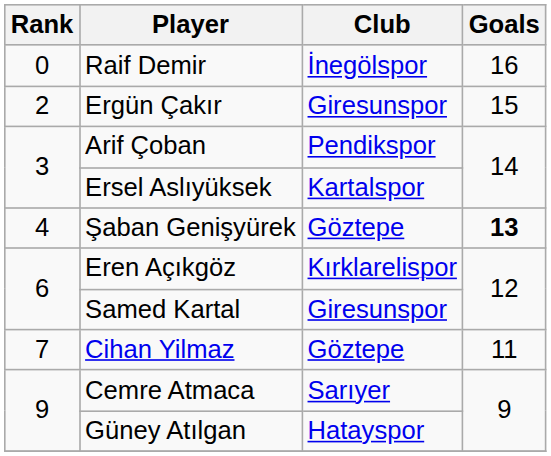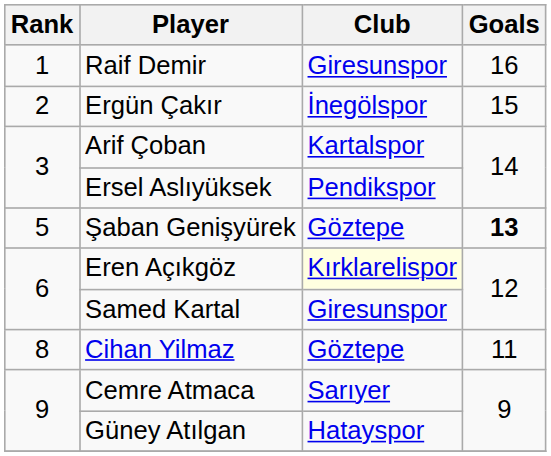(42, 65) 0 -> (42, 65) 1
(367, 65) İnegölspor -> (377, 65) Giresunspor
(377, 106) Giresunspor -> (367, 106) İnegölspor
(372, 146) Pendikspor -> (366, 146) Kartalspor
(366, 187) Kartalspor -> (372, 187) Pendikspor
(42, 227) 4 -> (42, 227) 5
(382, 268) no background -> (382, 268) lightyellow background
(42, 349) 7 -> (42, 349) 8
